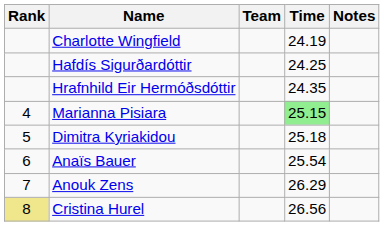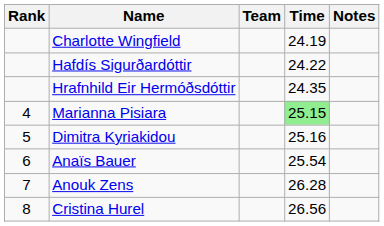(307, 64) 24.25 -> (307, 64) 24.22
(307, 137) 25.18 -> (307, 137) 25.16
(307, 185) 26.29 -> (307, 185) 26.28
(27, 209) khaki background -> (27, 209) no background
